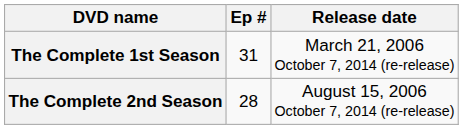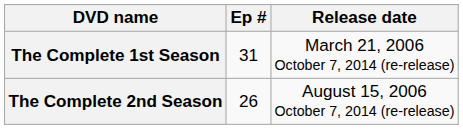(249, 101) 28 -> (249, 101) 26
